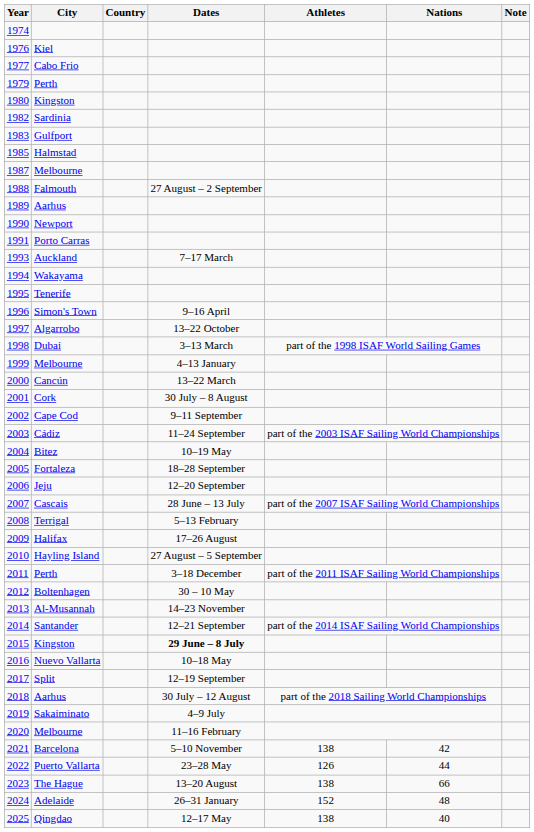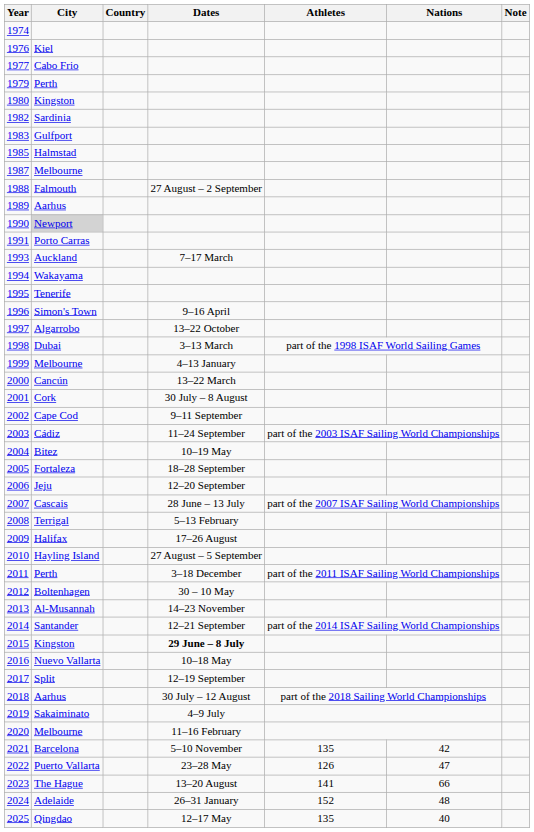(53, 223) no background -> (53, 223) lightgrey background
(326, 748) 138 -> (326, 748) 135
(444, 766) 44 -> (444, 766) 47
(326, 783) 138 -> (326, 783) 141
(326, 818) 138 -> (326, 818) 135
